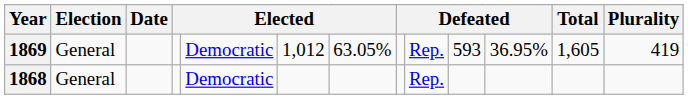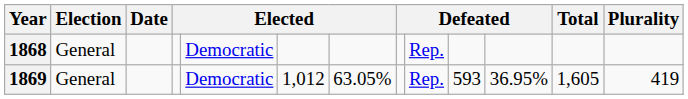rows swapped: (28, 79) <-> (28, 49)
